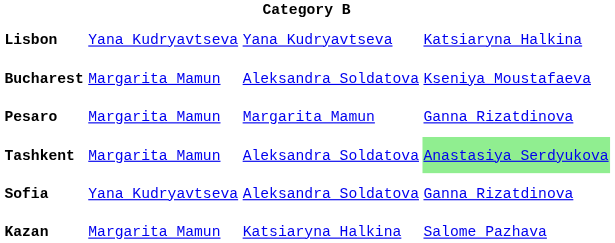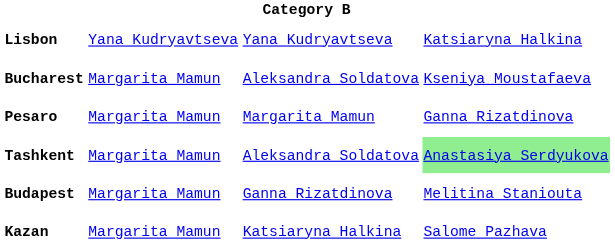+ row: (40, 193)
- row: (26, 193)
